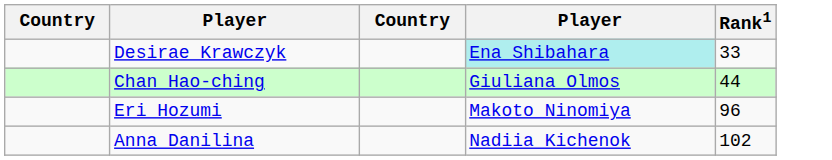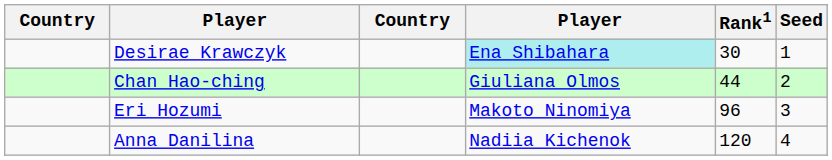+ column: (801, 22)
(730, 53) 33 -> (730, 53) 30
(735, 141) 102 -> (735, 141) 120
